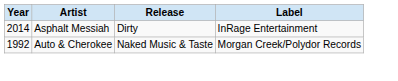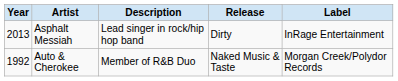+ column: (153, 12)
(18, 28) 2014 -> (18, 34) 2013
